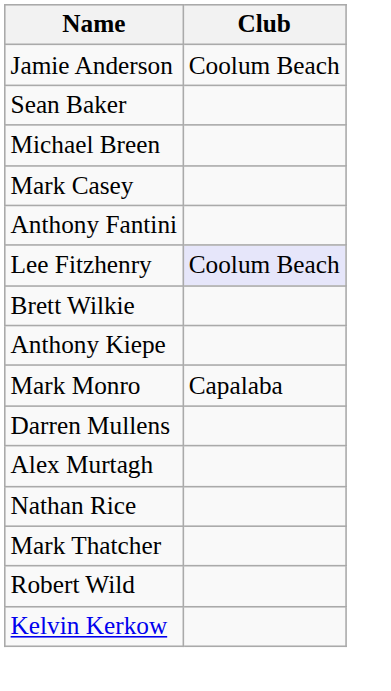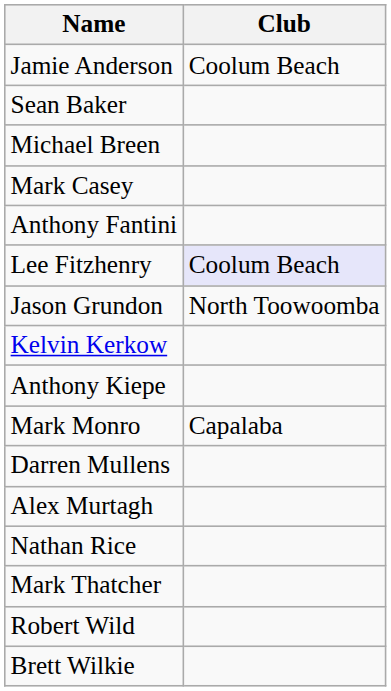+ row: (87, 305)
rows swapped: (89, 625) <-> (73, 305)
